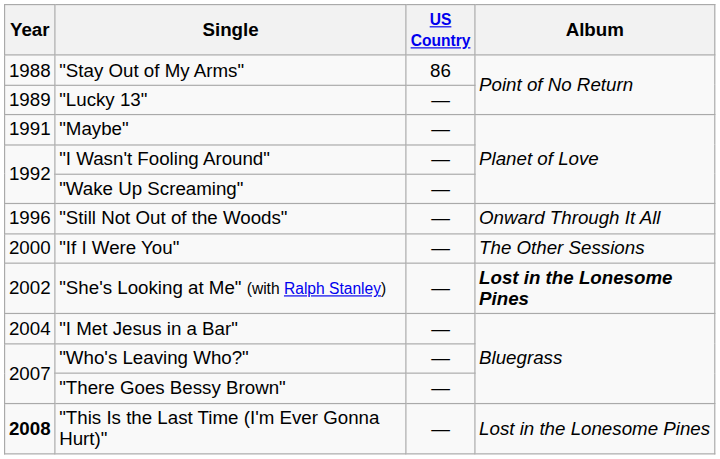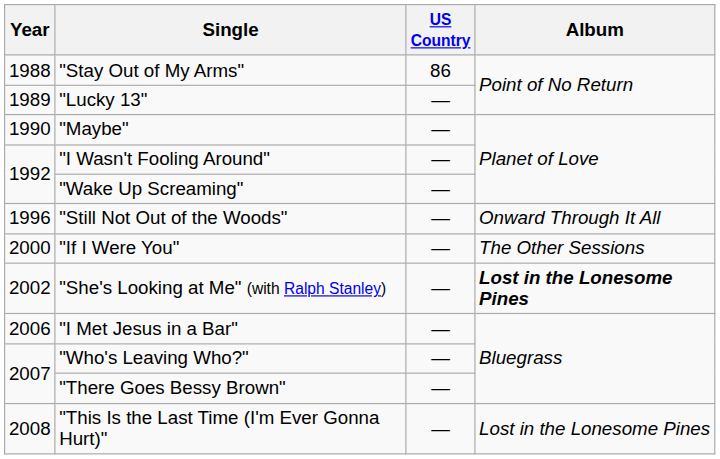(30, 129) 1991 -> (30, 129) 1990
(30, 328) 2004 -> (30, 328) 2006
(30, 428) bold -> (30, 428) normal
